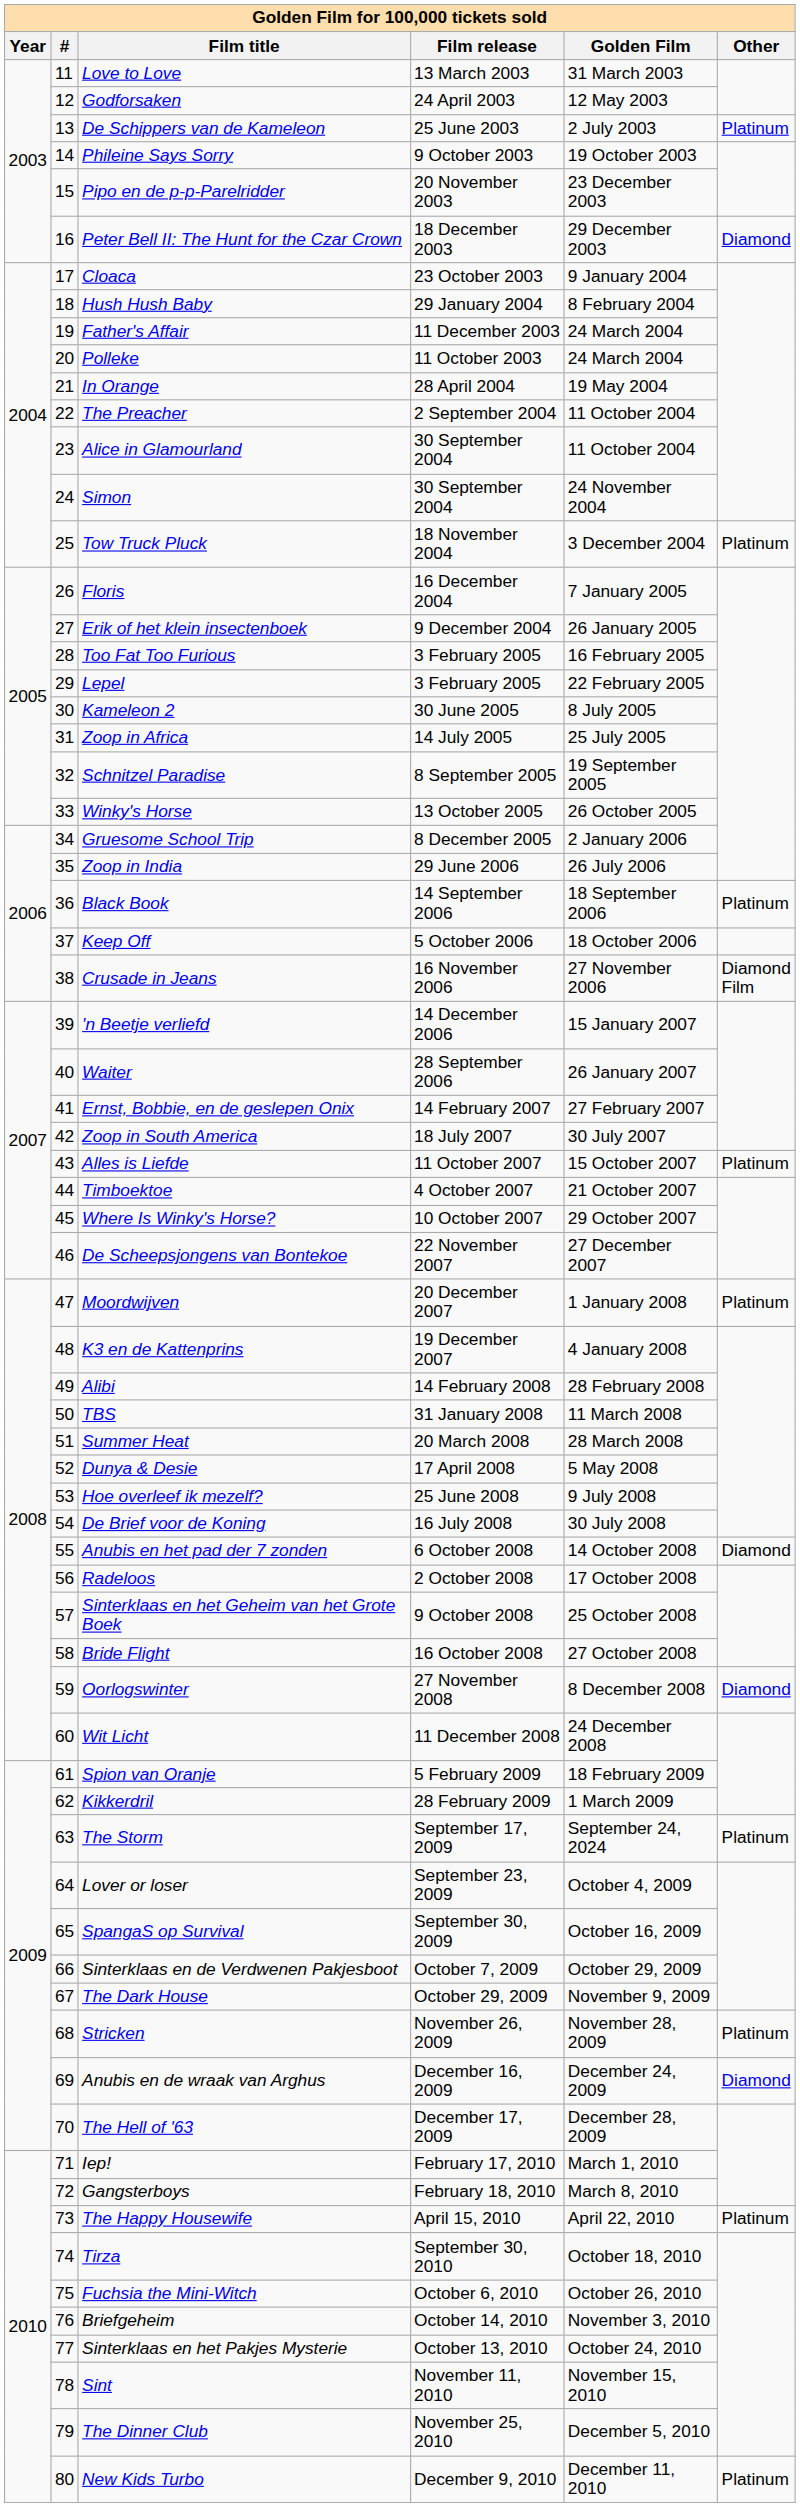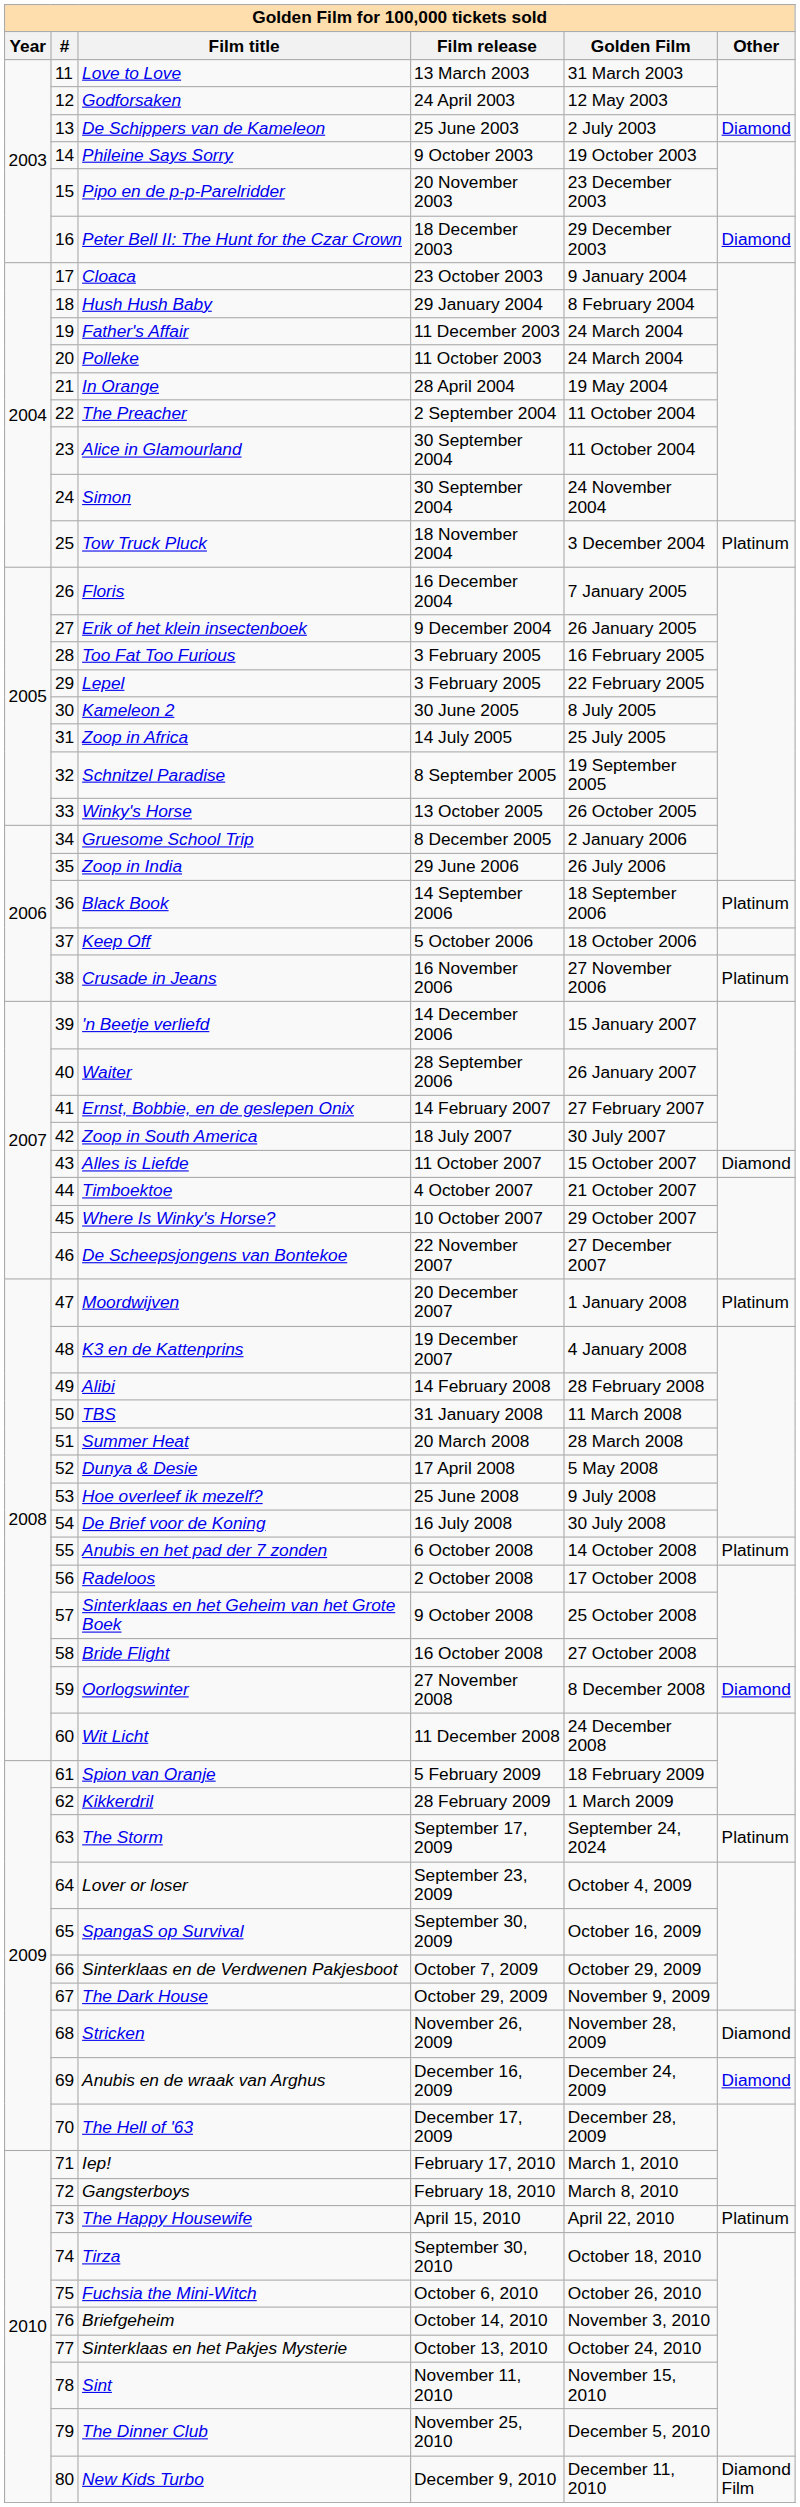(755, 127) Platinum -> (756, 127) Diamond
(756, 978) Diamond Film -> (755, 978) Platinum
(755, 1163) Platinum -> (756, 1163) Diamond
(756, 1550) Diamond -> (755, 1550) Platinum
(755, 2033) Platinum -> (756, 2033) Diamond
(755, 2479) Platinum -> (756, 2479) Diamond Film
